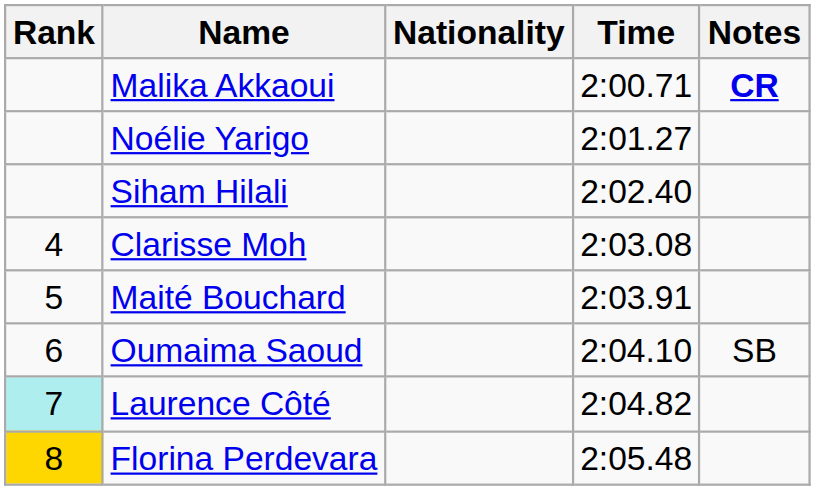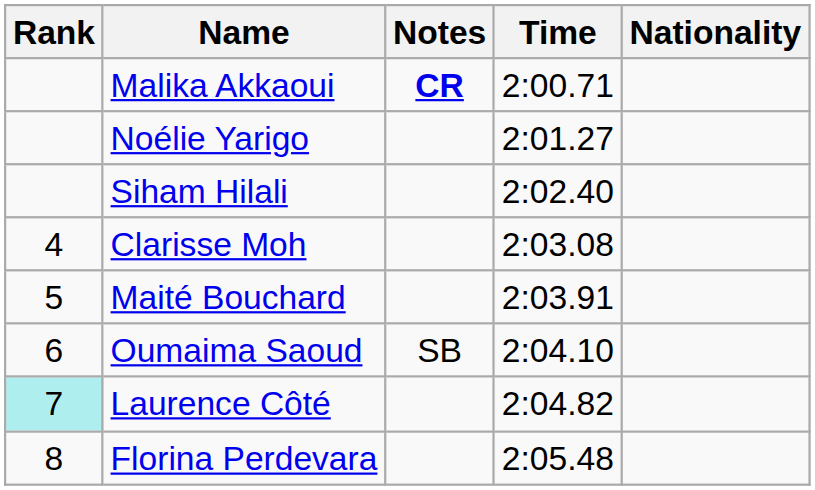columns swapped: (479, 32) <-> (754, 32)
(54, 457) gold background -> (54, 457) no background
